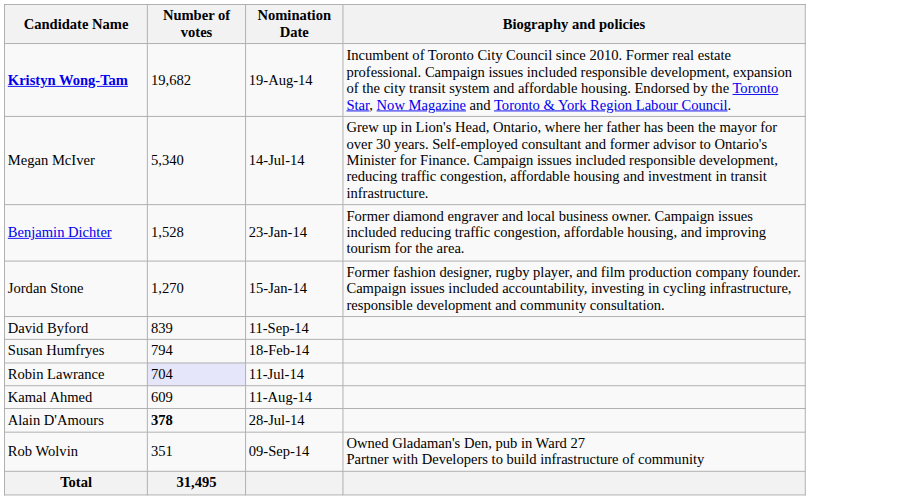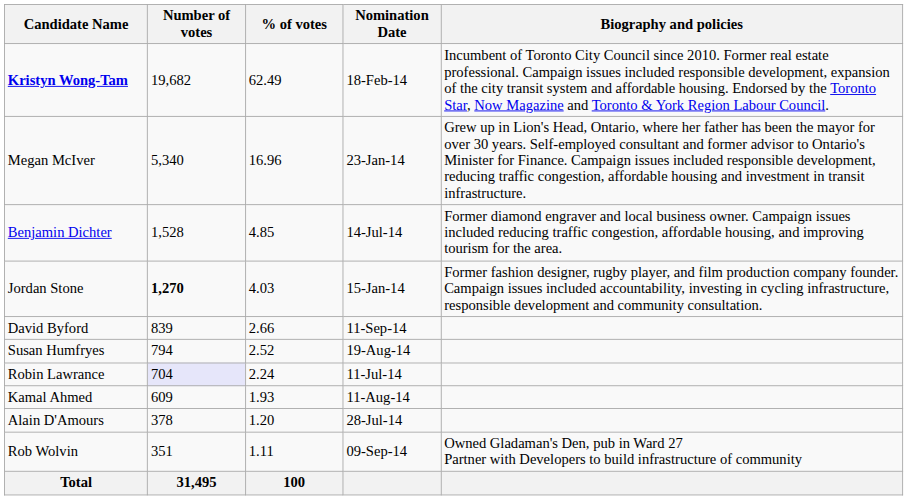+ column: (294, 24)
(281, 80) 19-Aug-14 -> (377, 80) 18-Feb-14
(277, 160) 14-Jul-14 -> (376, 160) 23-Jan-14
(278, 232) 23-Jan-14 -> (374, 232) 14-Jul-14
(167, 288) normal -> (167, 288) bold
(279, 351) 18-Feb-14 -> (378, 351) 19-Aug-14
(162, 420) bold -> (162, 420) normal
